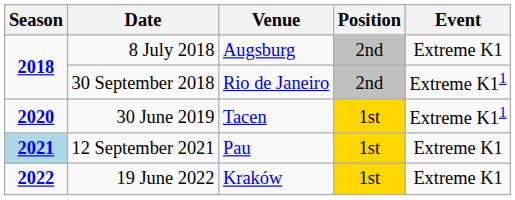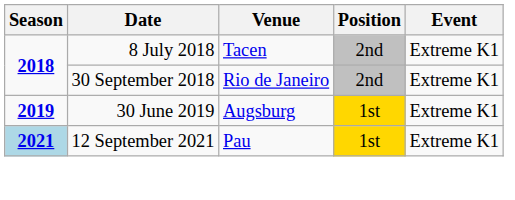(259, 50) Augsburg -> (245, 50) Tacen
(458, 82) Extreme K11 -> (454, 80) Extreme K1
(36, 116) 2020 -> (36, 110) 2019
(245, 116) Tacen -> (259, 110) Augsburg
(458, 116) Extreme K11 -> (454, 110) Extreme K1
- row: (165, 178)
